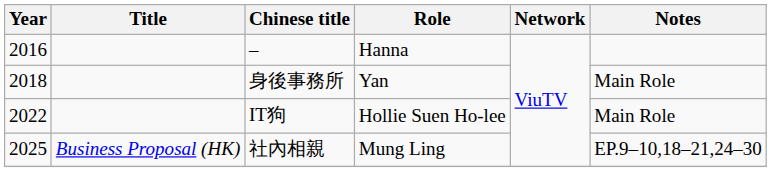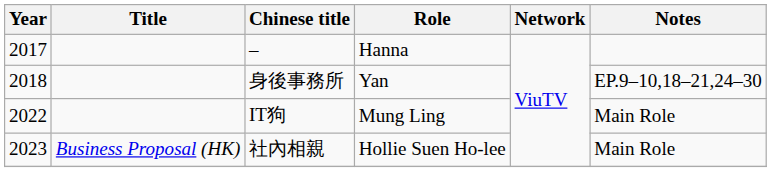(28, 49) 2016 -> (28, 49) 2017
(635, 81) Main Role -> (678, 81) EP.9–10,18–21,24–30
(432, 115) Hollie Suen Ho-lee -> (402, 115) Mung Ling
(28, 149) 2025 -> (28, 149) 2023
(402, 149) Mung Ling -> (432, 149) Hollie Suen Ho-lee
(678, 149) EP.9–10,18–21,24–30 -> (635, 149) Main Role
